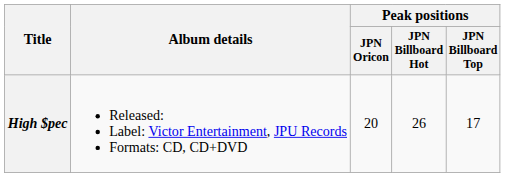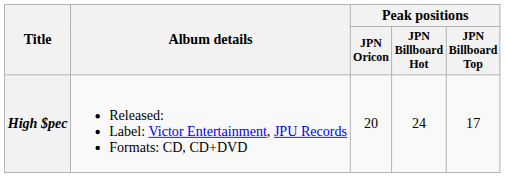(419, 123) 26 -> (419, 123) 24
